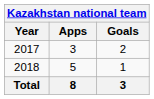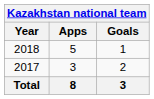rows swapped: (27, 49) <-> (27, 67)
